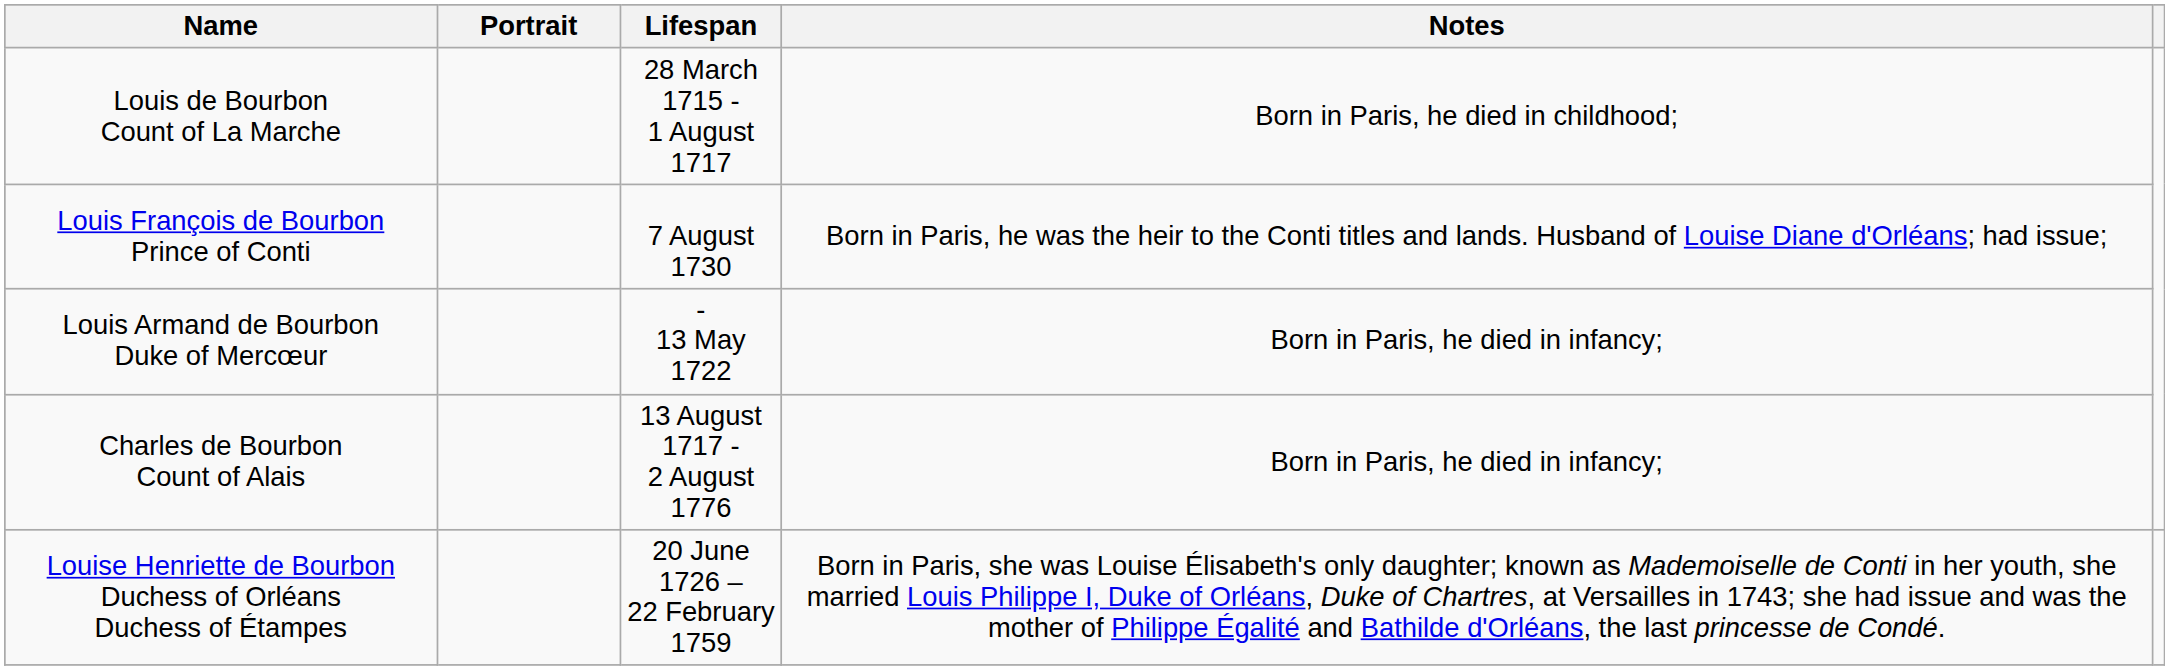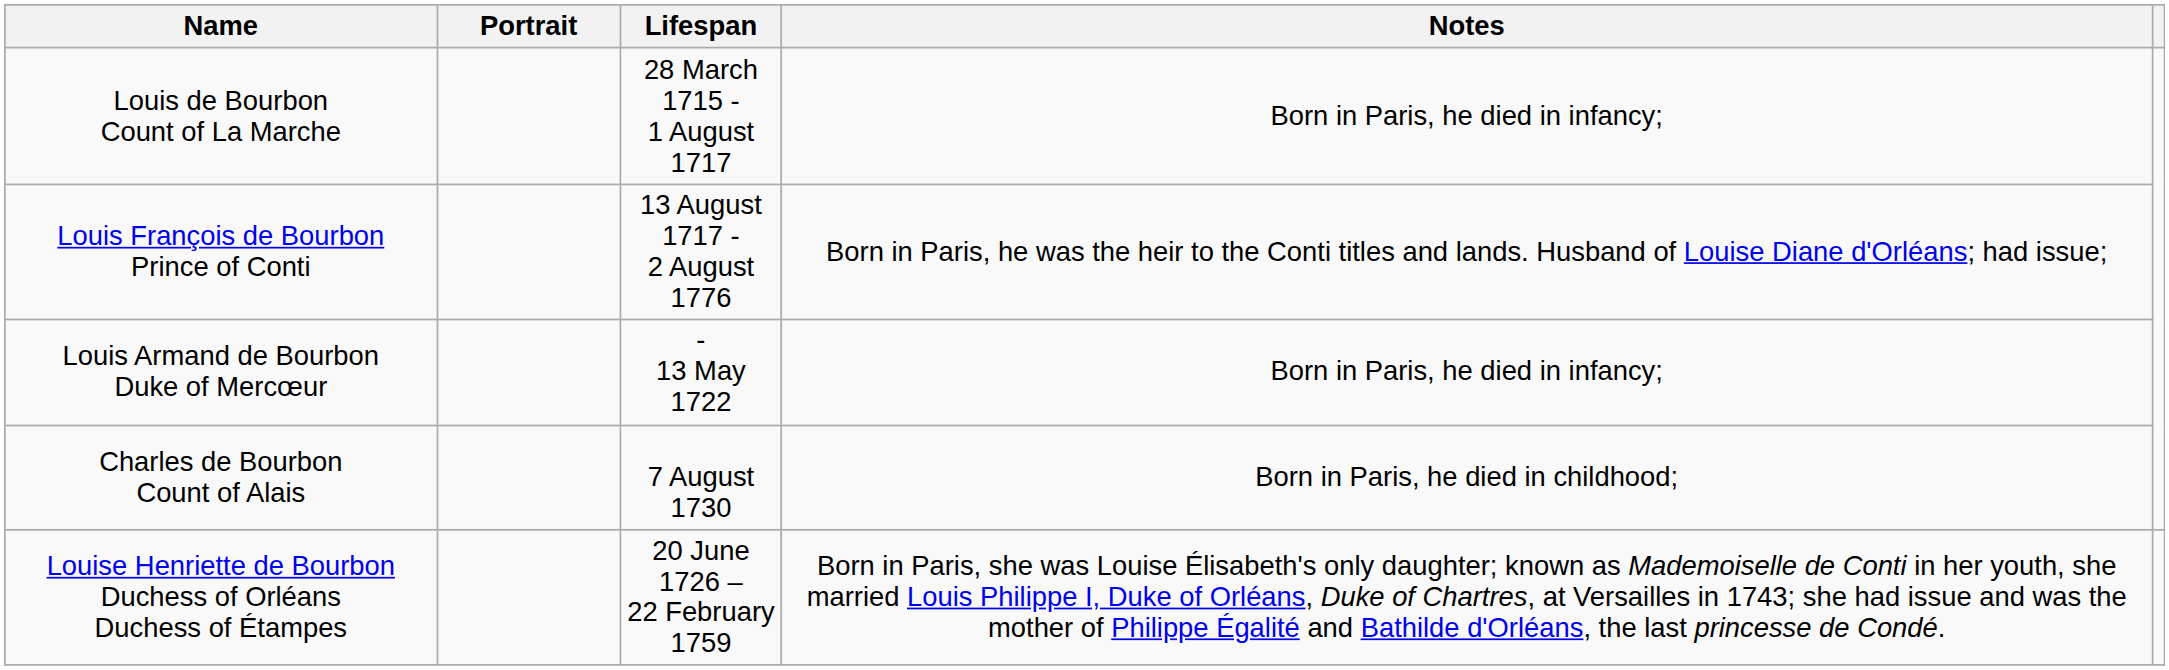(1467, 115) Born in Paris, he died in childhood; -> (1467, 115) Born in Paris, he died in infancy;
(701, 251) 7 August 1730 -> (701, 251) 13 August 1717 - 2 August 1776
(701, 461) 13 August 1717 - 2 August 1776 -> (701, 492) 7 August 1730
(1467, 461) Born in Paris, he died in infancy; -> (1467, 476) Born in Paris, he died in childhood;
